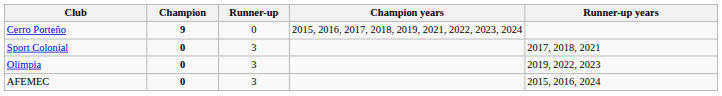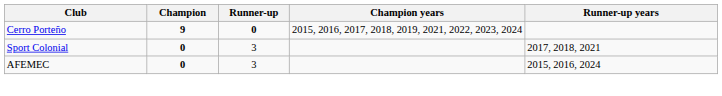(254, 30) normal -> (254, 30) bold
- row: (24, 64)
